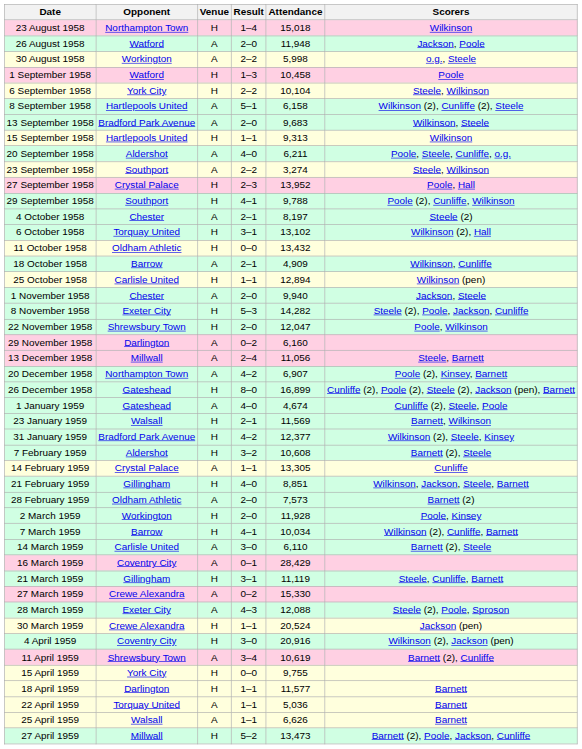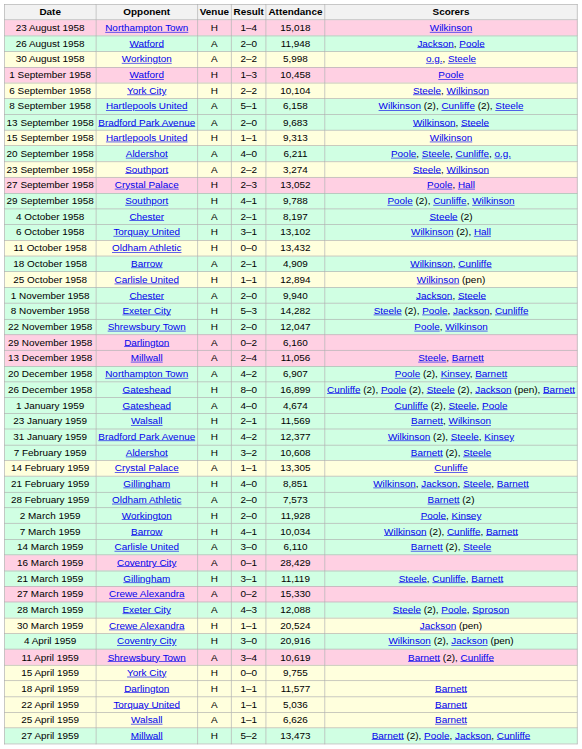(295, 185) 13,952 -> (295, 185) 13,052
